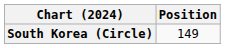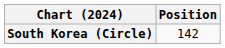(188, 34) 149 -> (188, 34) 142
